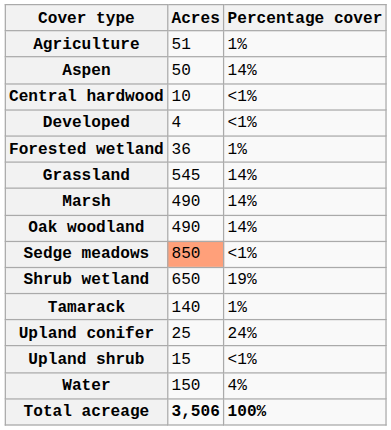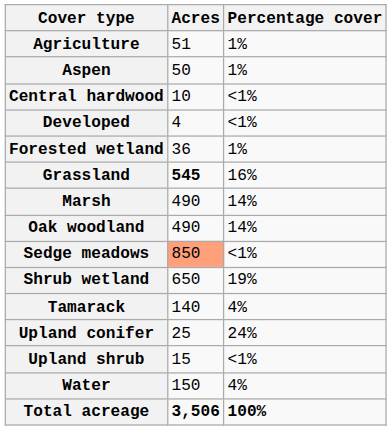(242, 70) 14% -> (237, 70) 1%
(186, 175) normal -> (186, 175) bold
(242, 175) 14% -> (242, 175) 16%
(237, 307) 1% -> (237, 307) 4%
